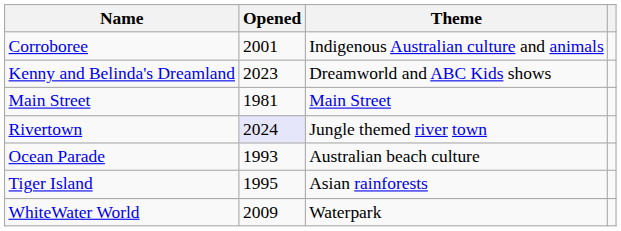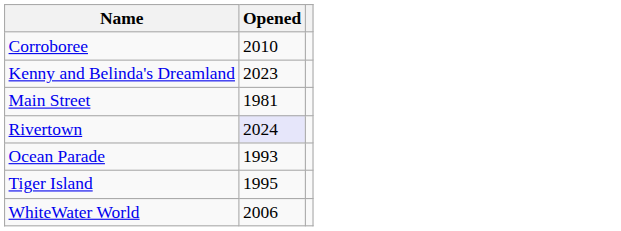- column: (456, 18)
(260, 45) 2001 -> (260, 45) 2010
(260, 211) 2009 -> (260, 211) 2006
